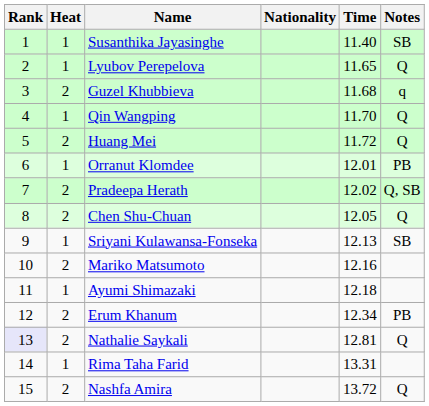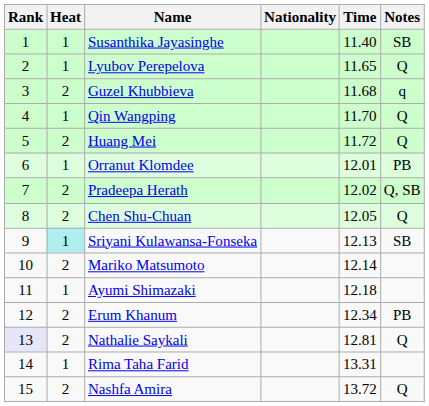(66, 240) no background -> (66, 240) paleturquoise background
(360, 265) 12.16 -> (360, 265) 12.14
